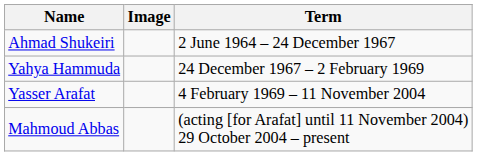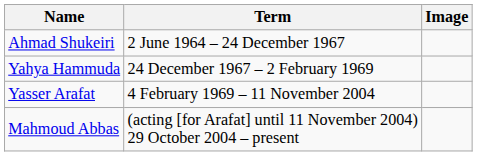columns swapped: (149, 17) <-> (323, 17)
